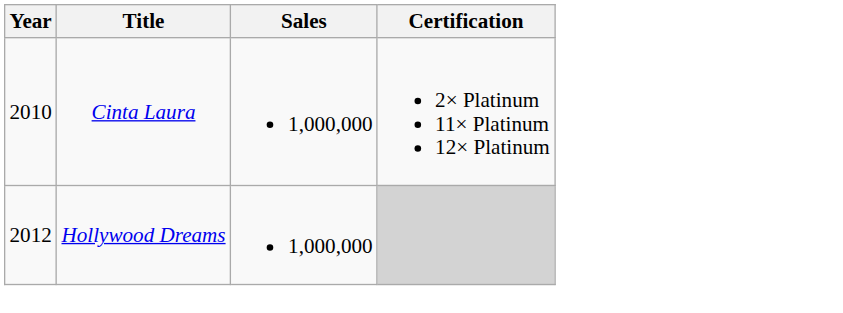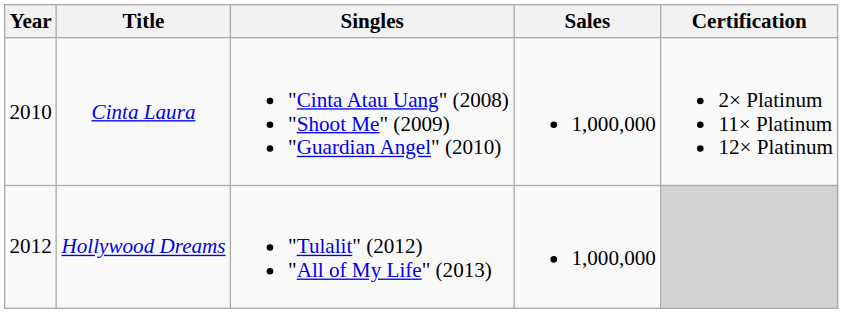+ column: (372, 21)
